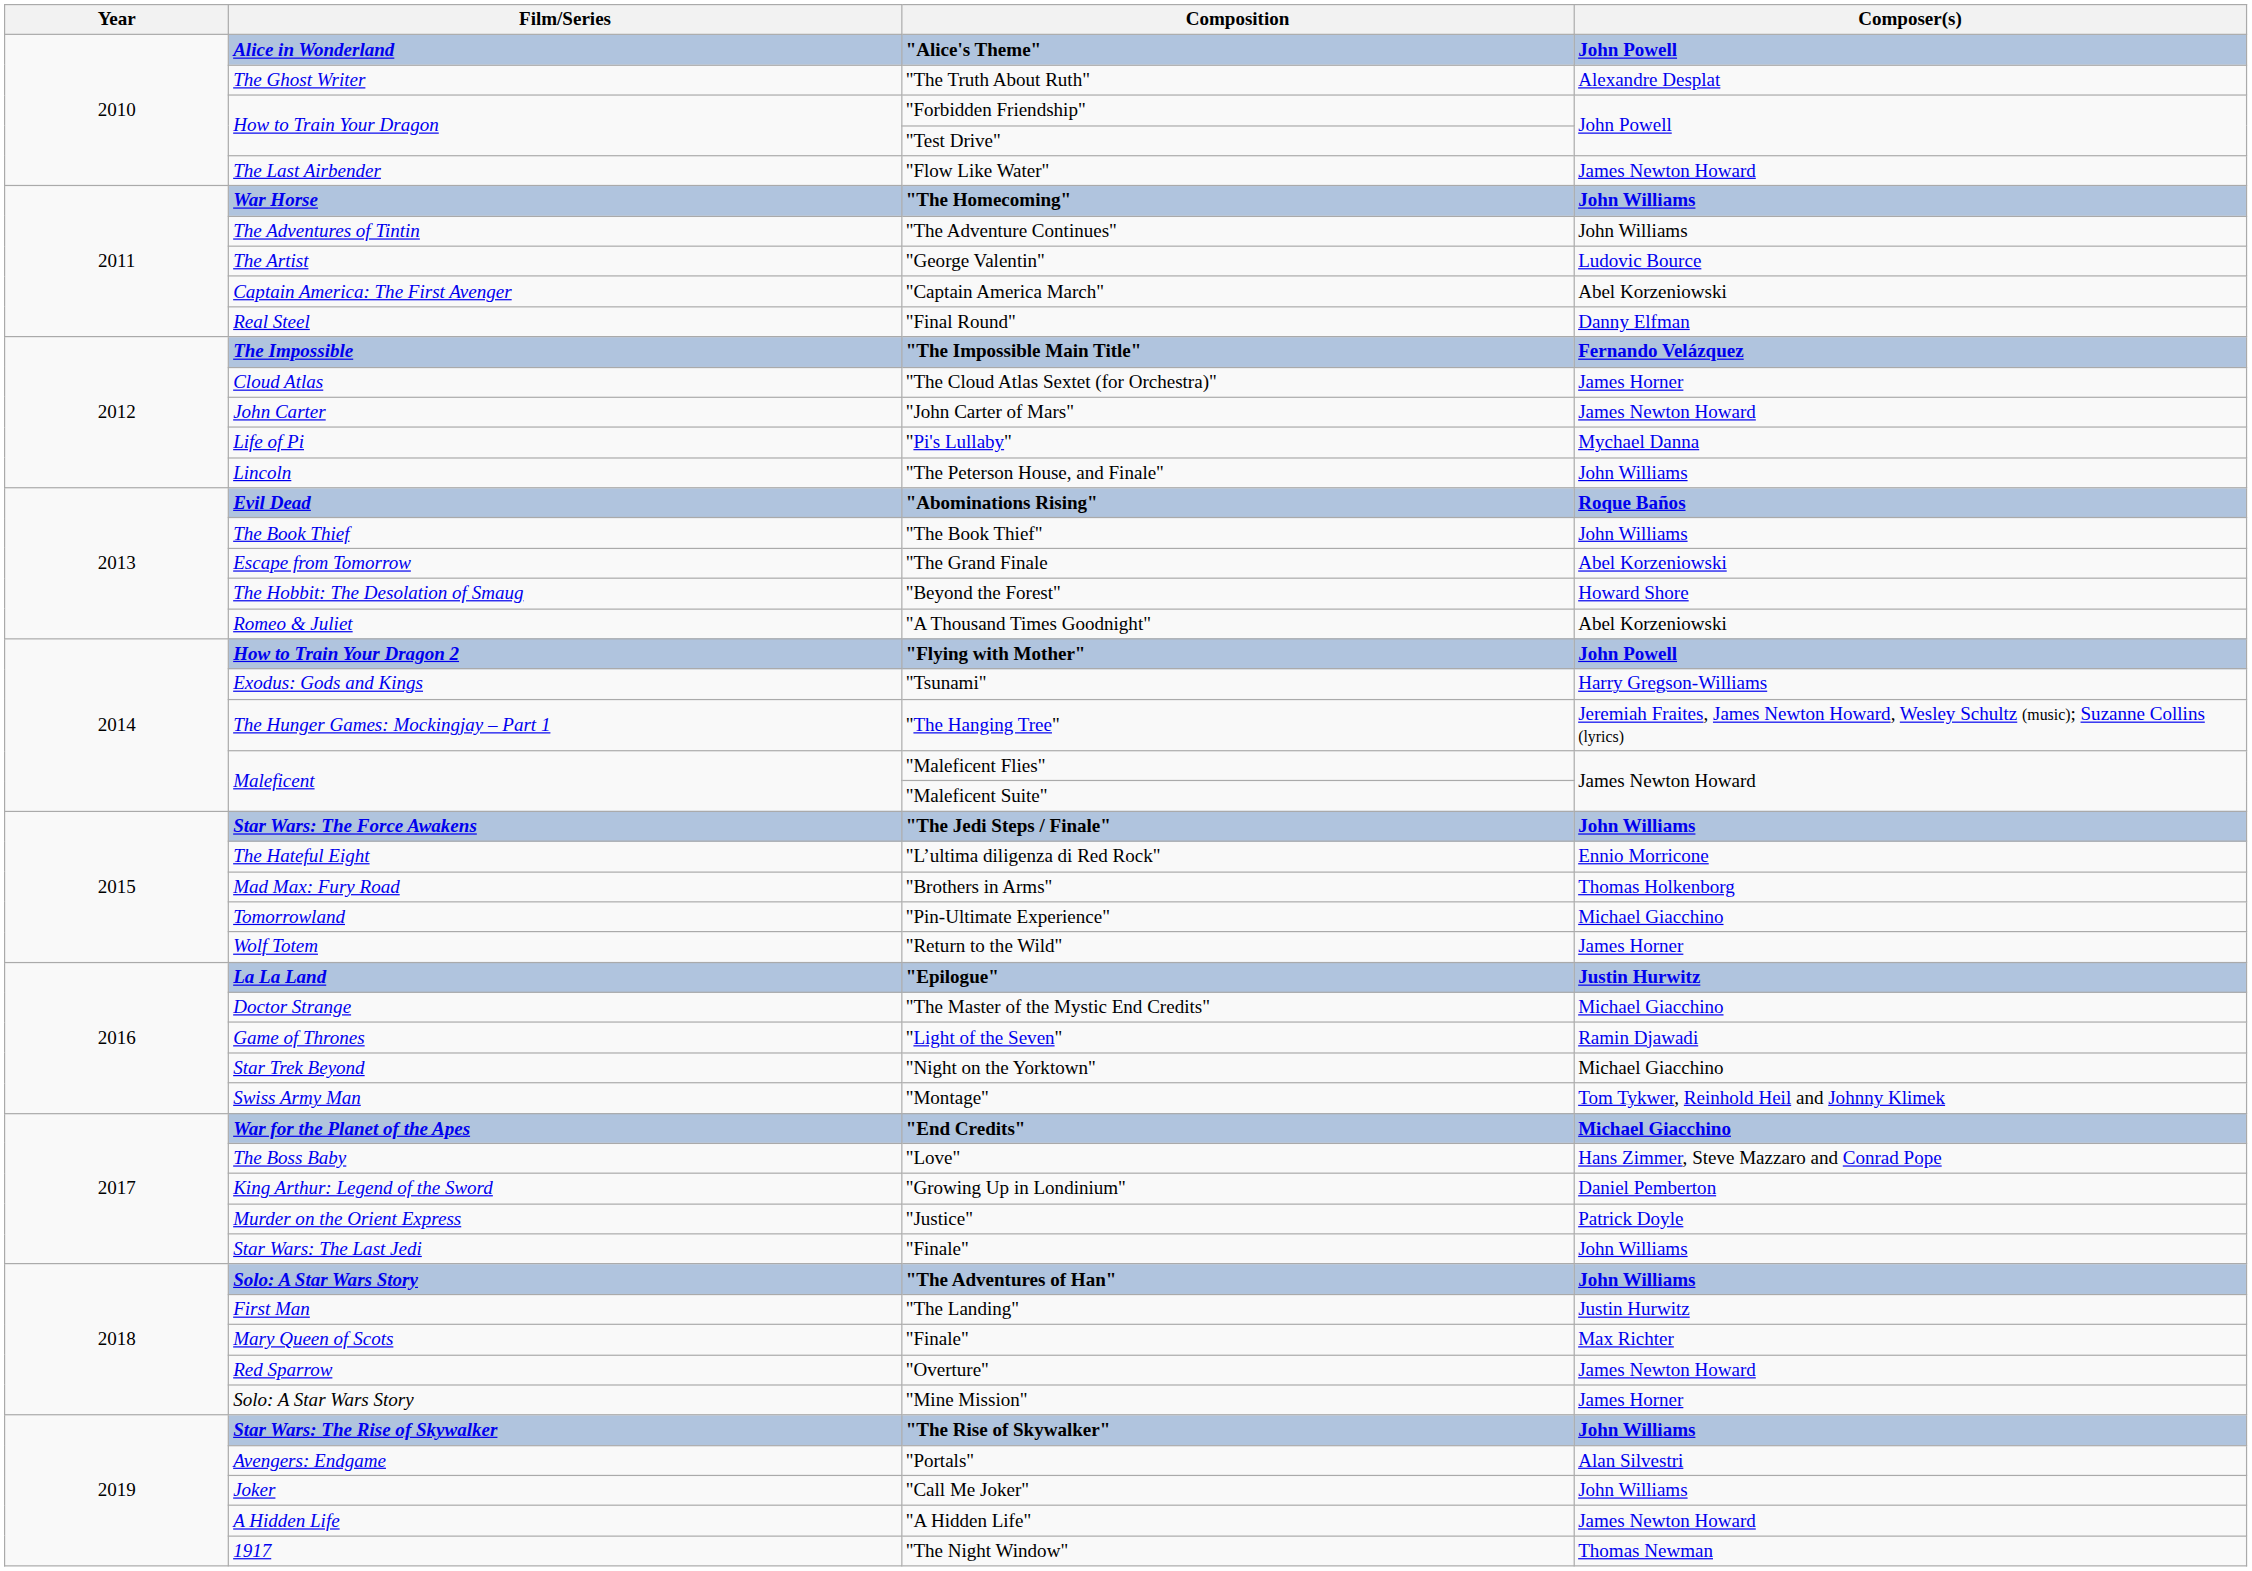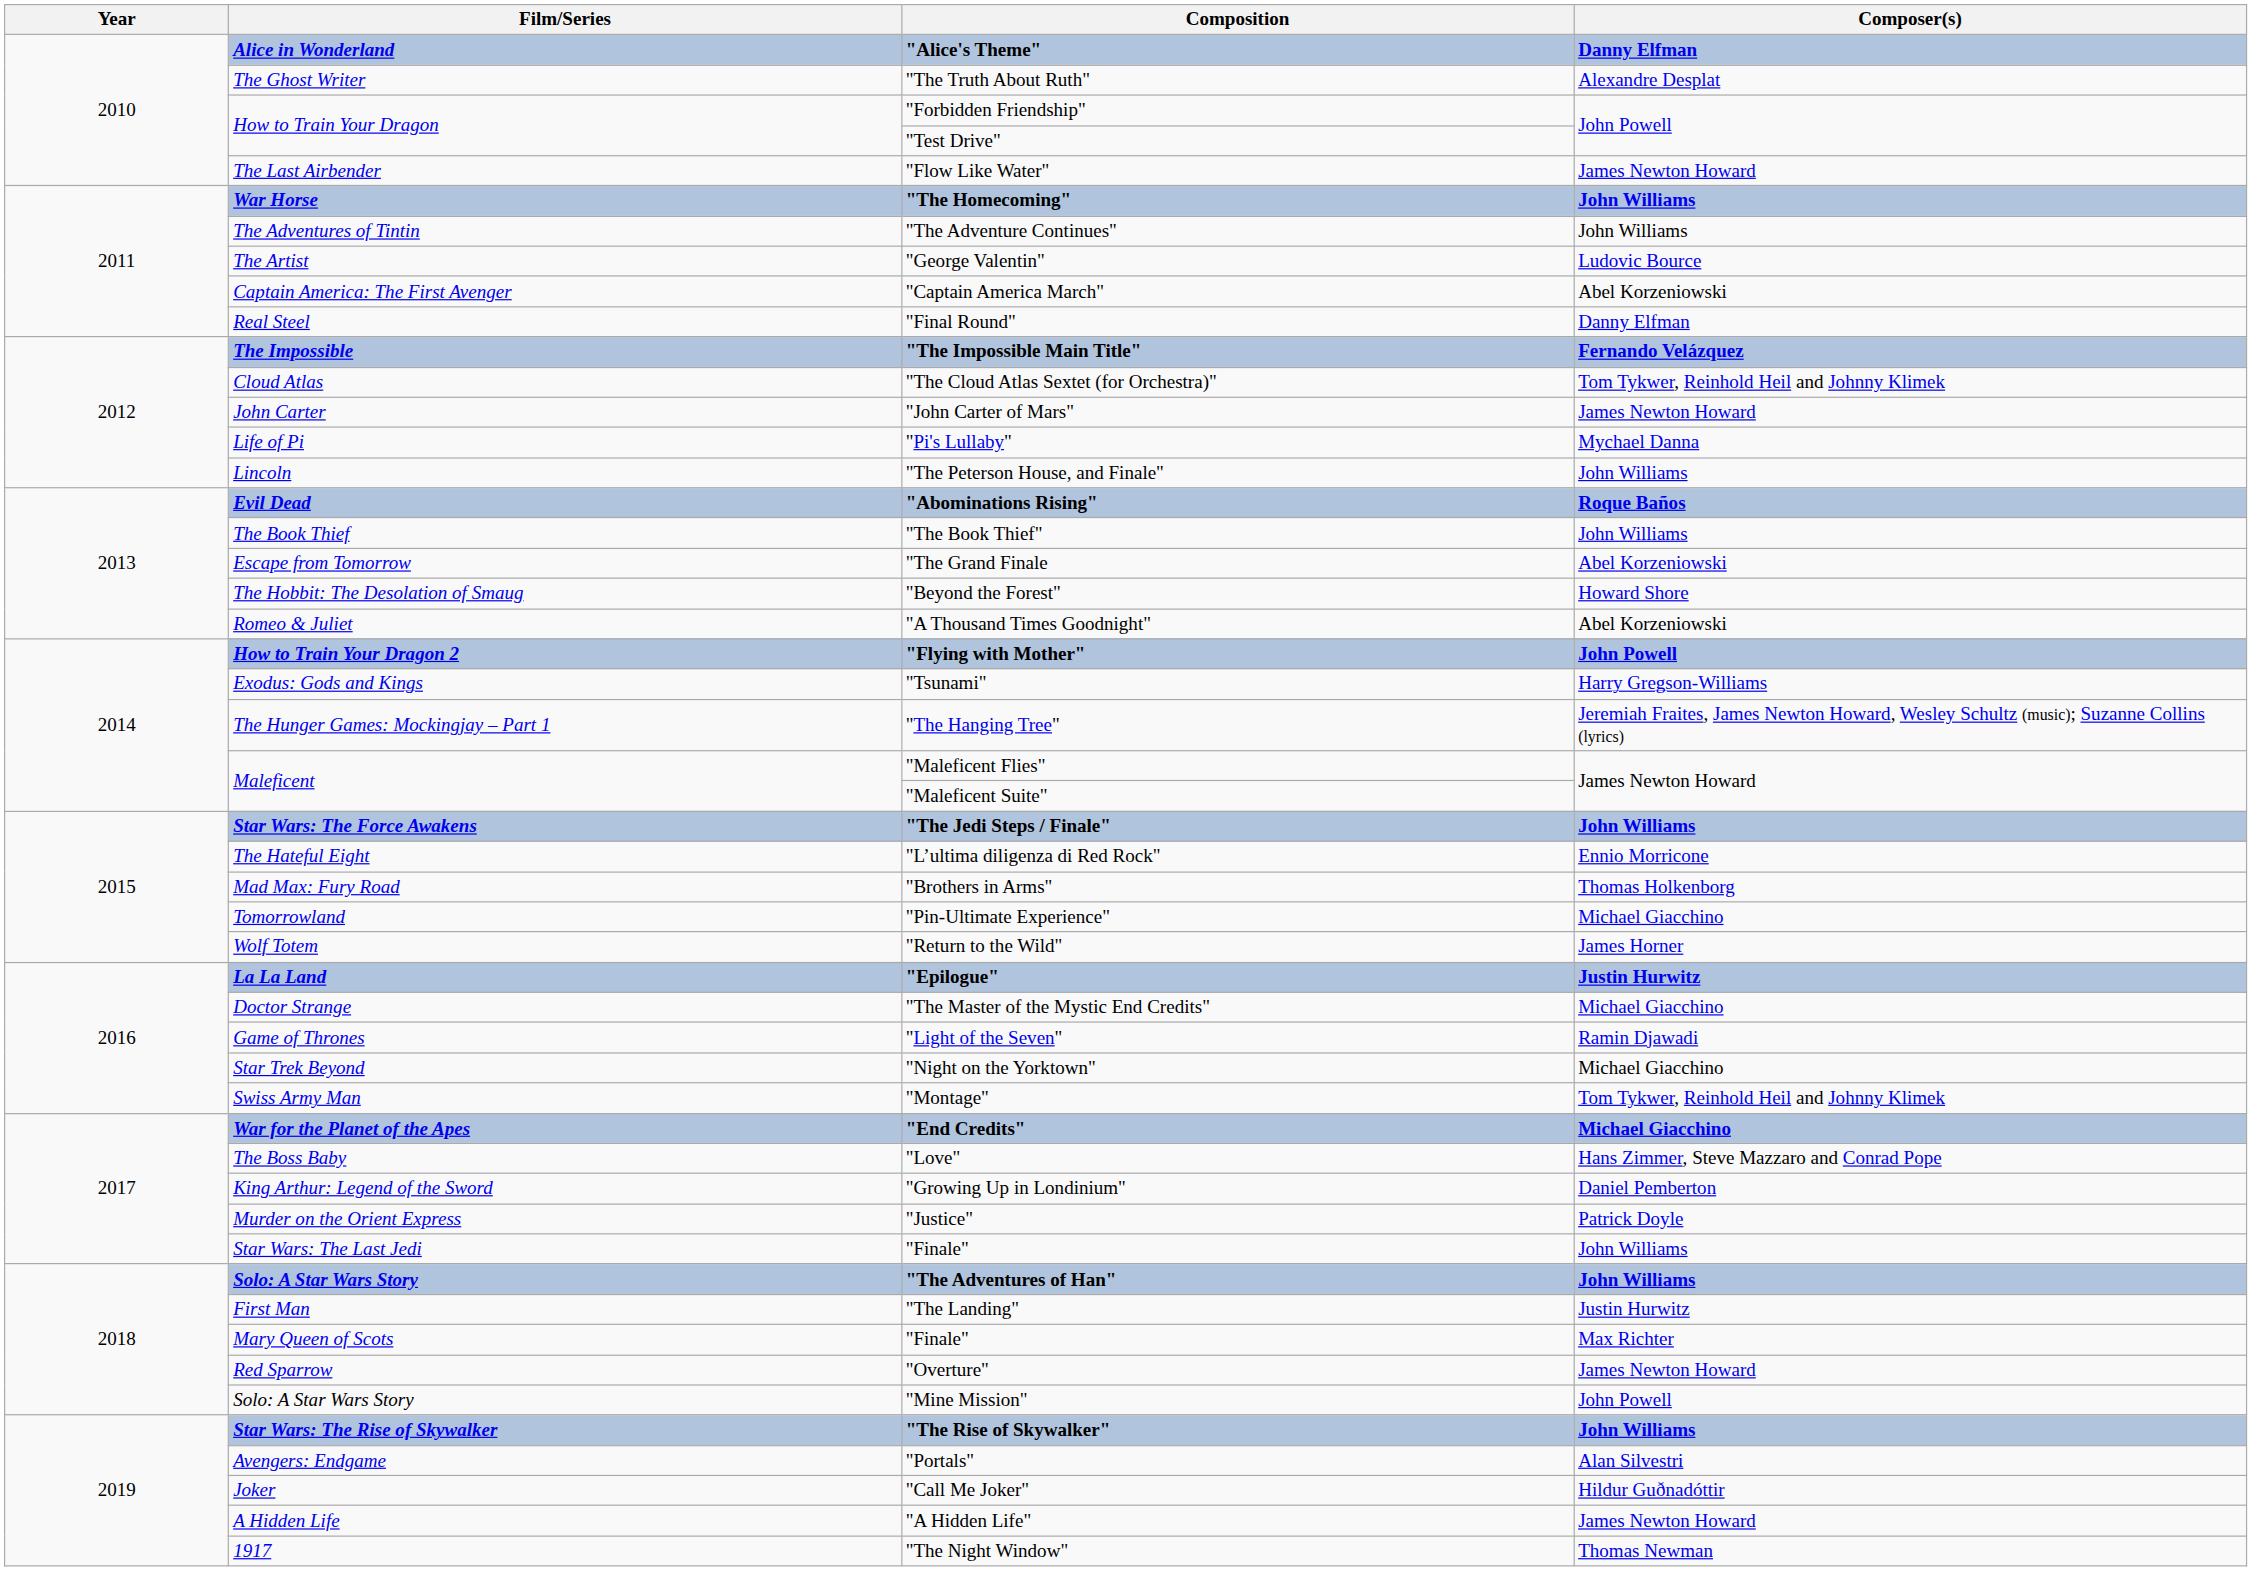(1628, 49) John Powell -> (1638, 49) Danny Elfman
(1631, 381) James Horner -> (1762, 381) Tom Tykwer, Reinhold Heil and Johnny Klimek
(1631, 1399) James Horner -> (1625, 1399) John Powell
(1633, 1490) John Williams -> (1651, 1490) Hildur Guðnadóttir
